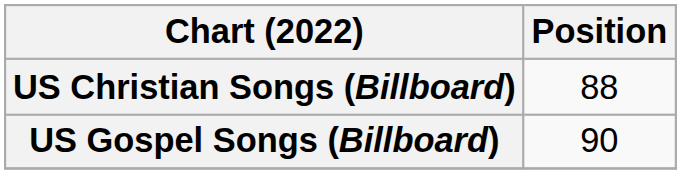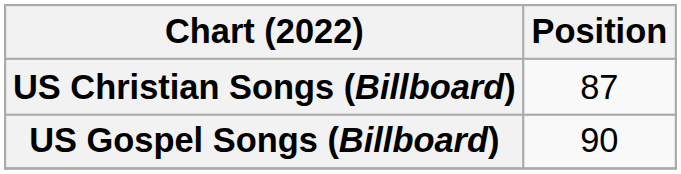(599, 86) 88 -> (599, 86) 87
